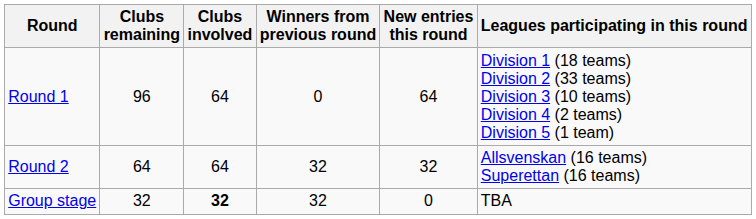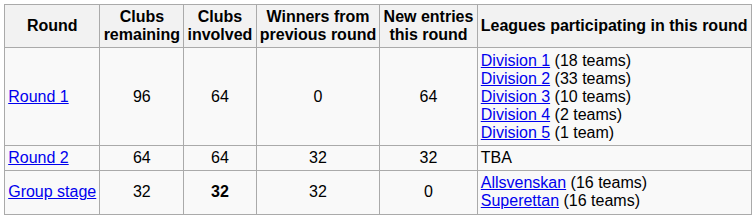(564, 166) Allsvenskan (16 teams) Superettan (16 teams) -> (496, 157) TBA
(496, 201) TBA -> (564, 192) Allsvenskan (16 teams) Superettan (16 teams)
